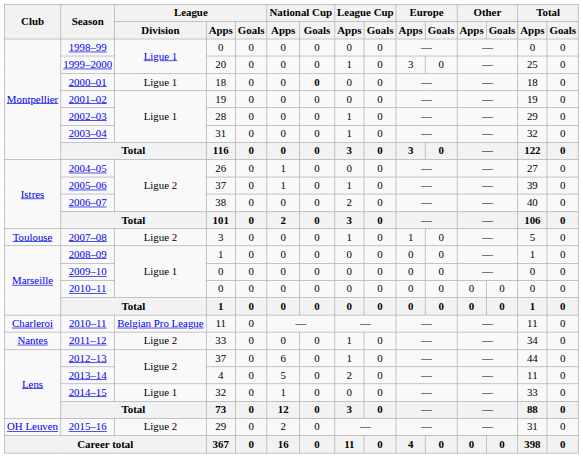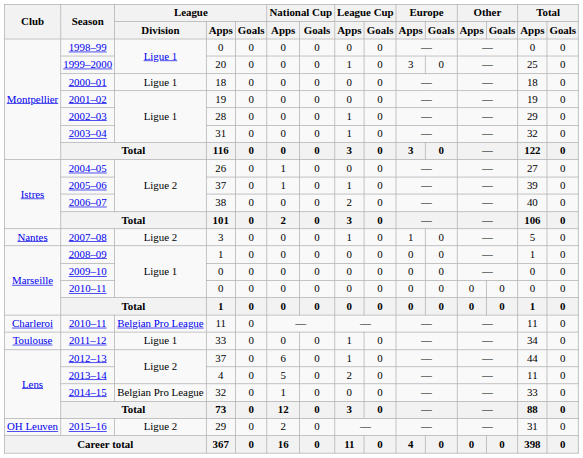(317, 82) bold -> (317, 82) normal
(33, 237) Toulouse -> (33, 237) Nantes
(33, 340) Nantes -> (33, 340) Toulouse
(160, 340) Ligue 2 -> (160, 340) Ligue 1
(160, 392) Ligue 1 -> (160, 392) Belgian Pro League
